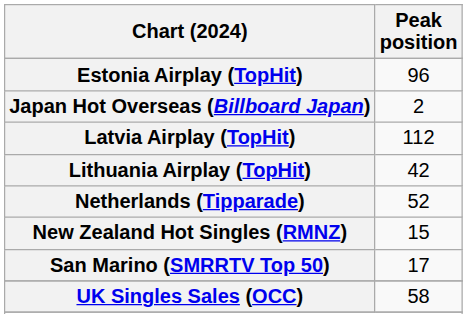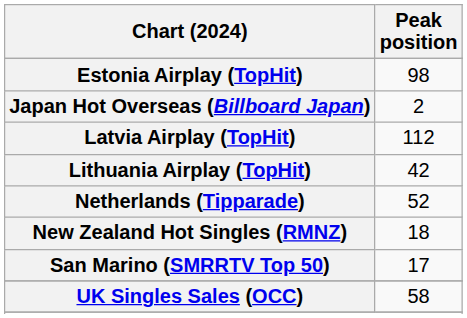(419, 74) 96 -> (419, 74) 98
(419, 233) 15 -> (419, 233) 18
